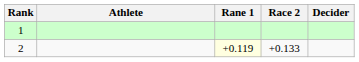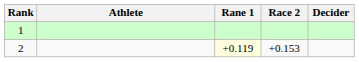(284, 48) +0.133 -> (284, 48) +0.153
